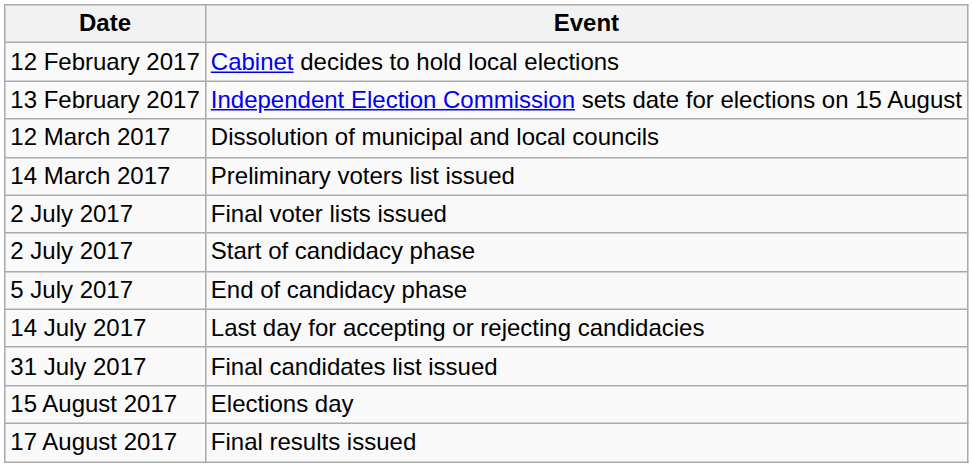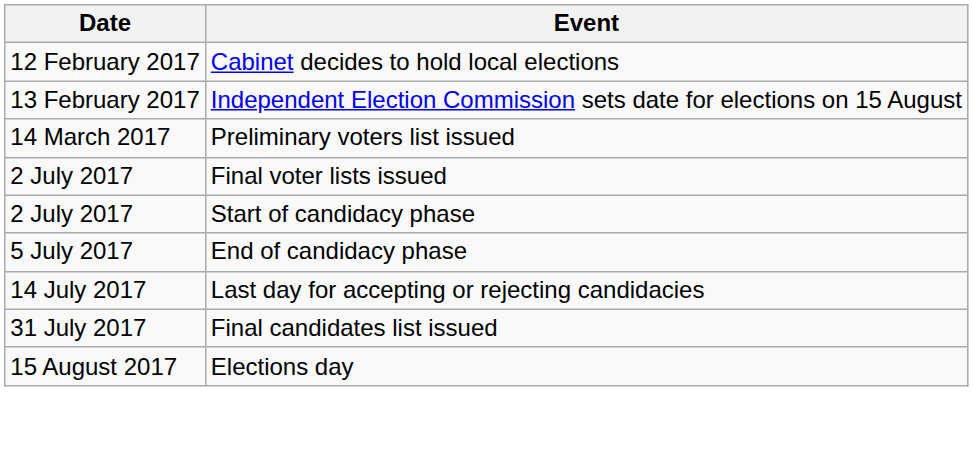- row: (435, 137)
- row: (314, 442)
